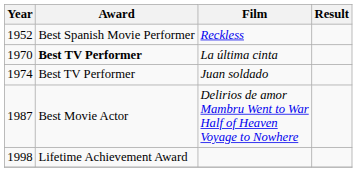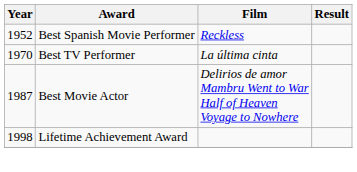(90, 54) bold -> (87, 54) normal
- row: (20, 74)
